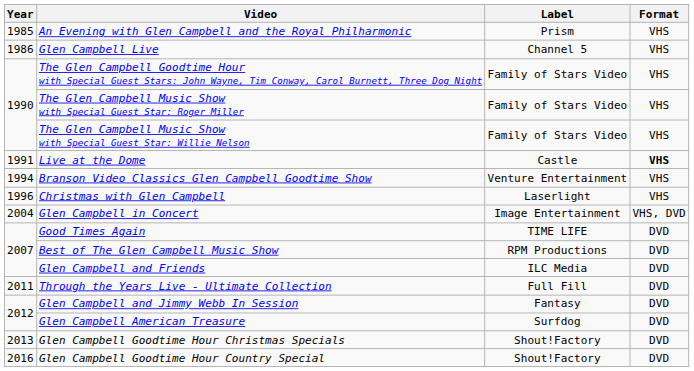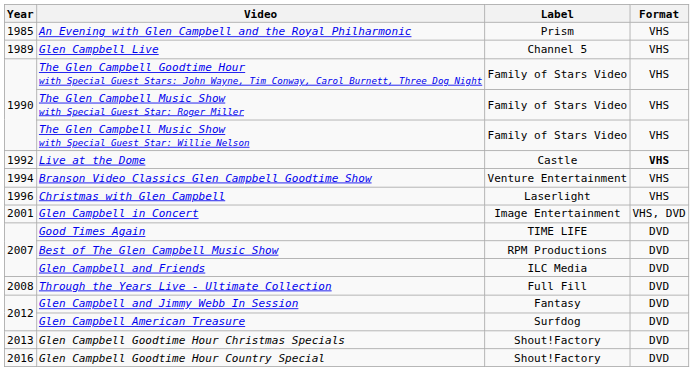(20, 49) 1986 -> (20, 49) 1989
(20, 160) 1991 -> (20, 160) 1992
(20, 214) 2004 -> (20, 214) 2001
(20, 286) 2011 -> (20, 286) 2008
